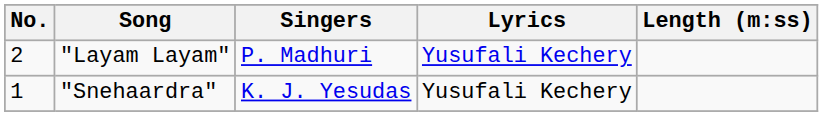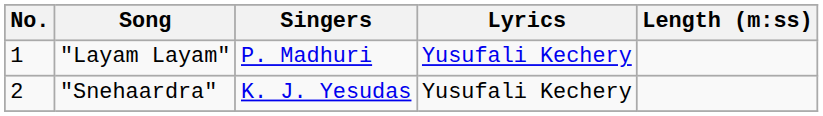(17, 58) 2 -> (17, 58) 1
(17, 93) 1 -> (17, 93) 2
